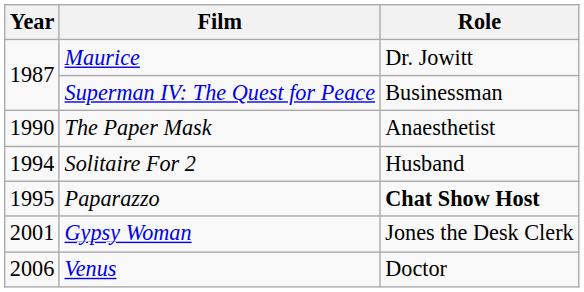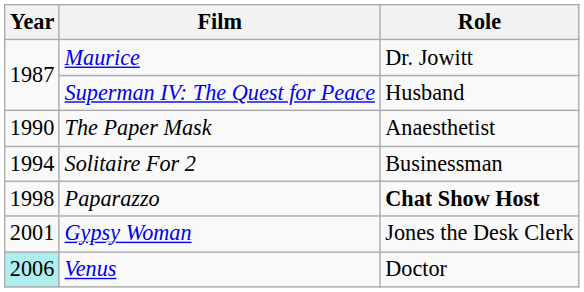(444, 92) Businessman -> (425, 92) Husband
(425, 163) Husband -> (444, 163) Businessman
(32, 198) 1995 -> (32, 198) 1998
(32, 269) no background -> (32, 269) paleturquoise background
